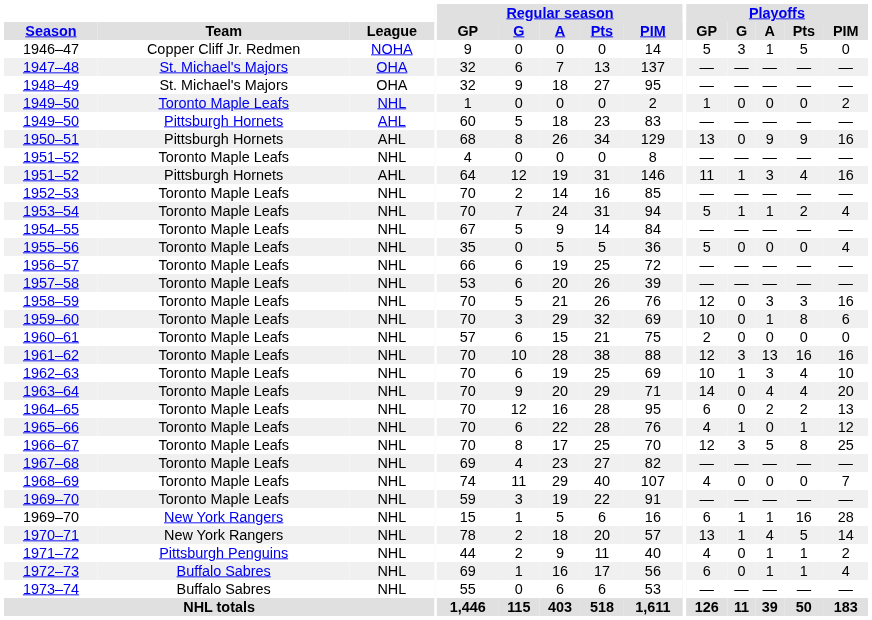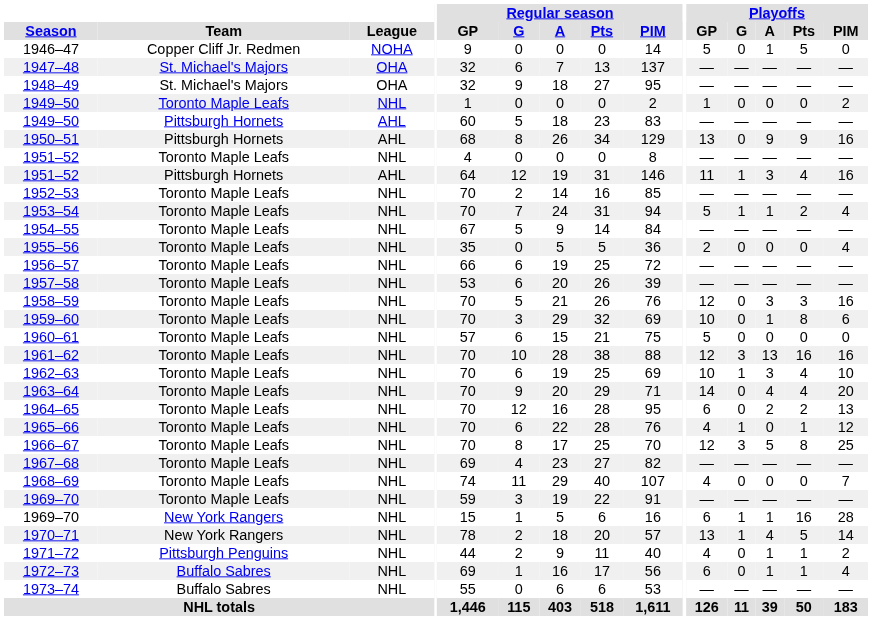(742, 49) 3 -> (742, 49) 0
(707, 247) 5 -> (707, 247) 2
(707, 337) 2 -> (707, 337) 5
